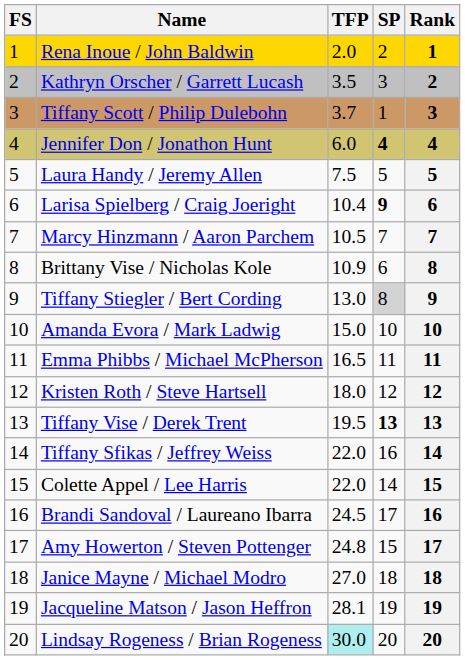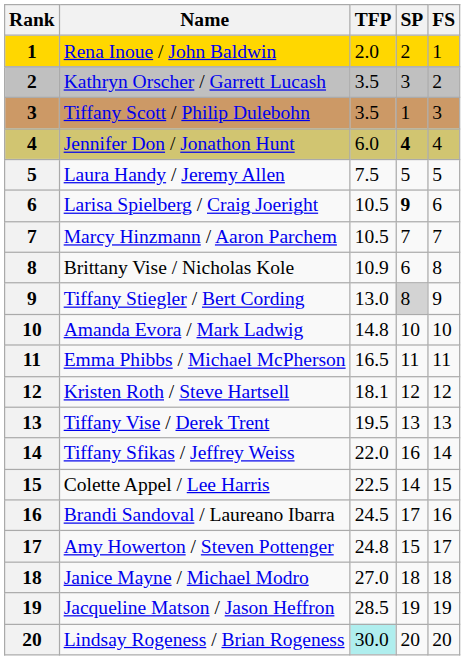columns swapped: (432, 19) <-> (20, 19)
(344, 112) 3.7 -> (367, 112) 3.5
(349, 205) 10.4 -> (372, 205) 10.5
(349, 329) 15.0 -> (372, 329) 14.8
(349, 391) 18.0 -> (372, 391) 18.1
(387, 422) bold -> (410, 422) normal
(349, 484) 22.0 -> (372, 484) 22.5
(349, 608) 28.1 -> (372, 608) 28.5
